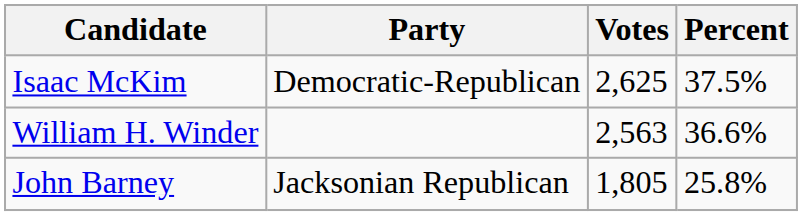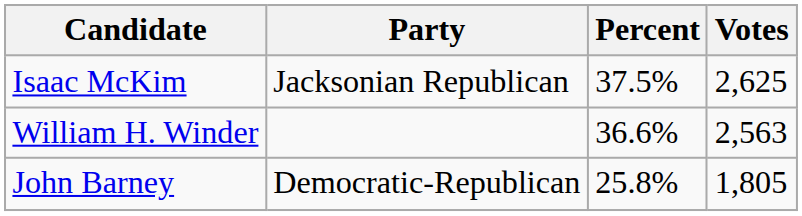columns swapped: (632, 30) <-> (736, 30)
(427, 81) Democratic-Republican -> (421, 81) Jacksonian Republican
(421, 183) Jacksonian Republican -> (427, 183) Democratic-Republican
